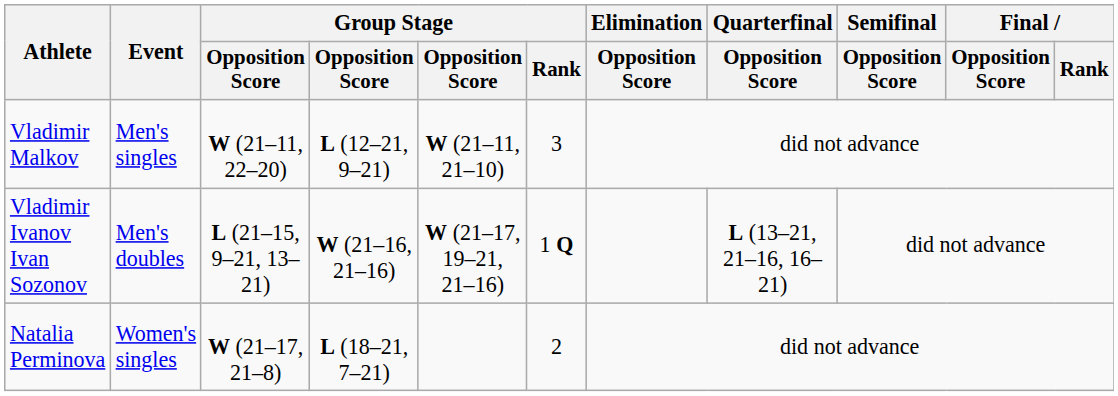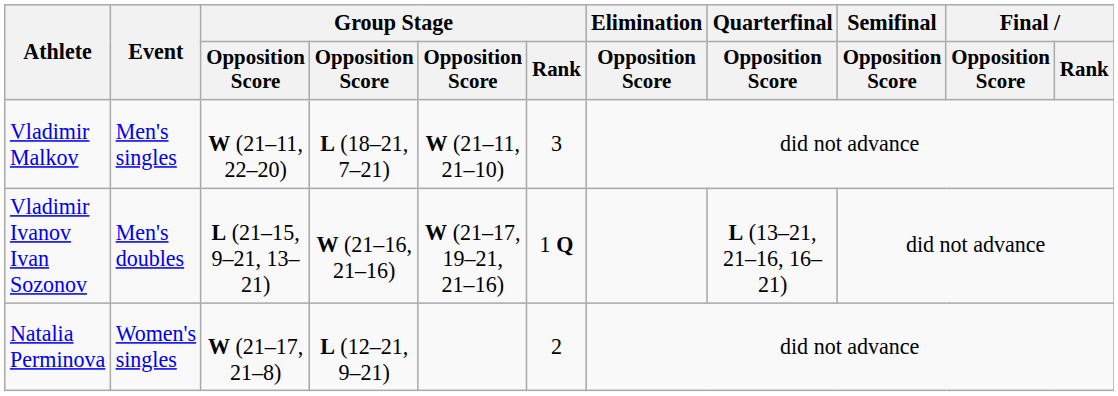(364, 157) L (12–21, 9–21) -> (364, 157) L (18–21, 7–21)
(364, 359) L (18–21, 7–21) -> (364, 359) L (12–21, 9–21)
